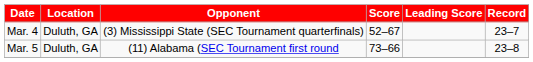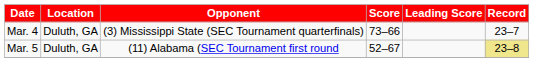(385, 31) 52–67 -> (385, 31) 73–66
(385, 48) 73–66 -> (385, 48) 52–67
(507, 48) no background -> (507, 48) khaki background
